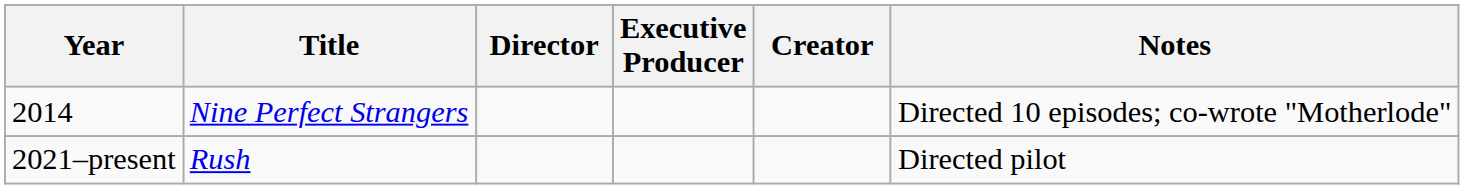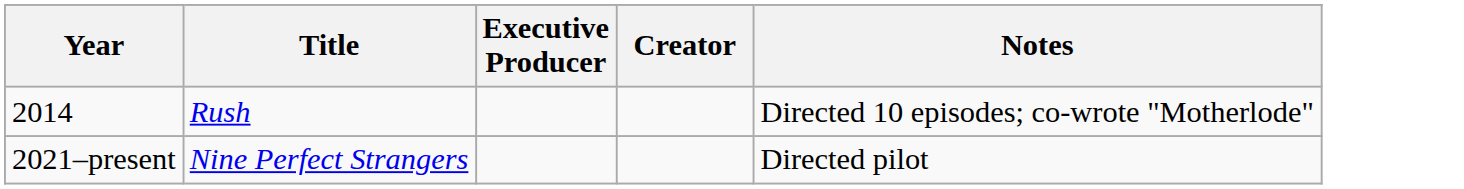- column: (544, 45)
(329, 111) Nine Perfect Strangers -> (220, 111) Rush
(220, 159) Rush -> (329, 159) Nine Perfect Strangers
